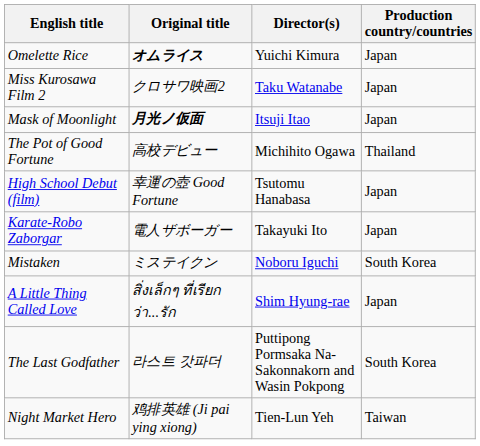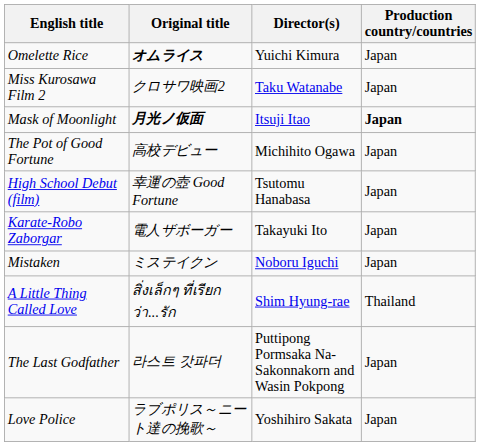(381, 119) normal -> (383, 119) bold
(390, 151) Thailand -> (381, 151) Japan
(401, 263) South Korea -> (381, 263) Japan
(381, 301) Japan -> (390, 301) Thailand
(401, 362) South Korea -> (381, 362) Japan
+ row: (42, 419)
- row: (62, 418)
